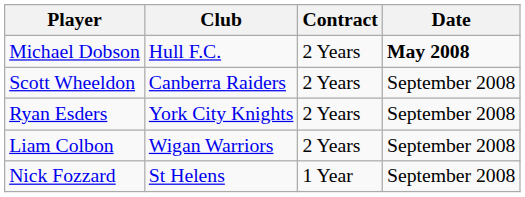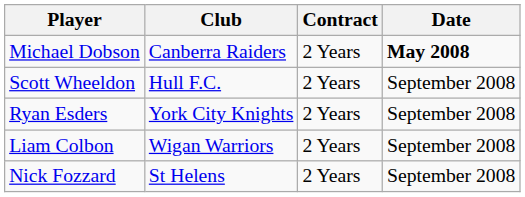(185, 51) Hull F.C. -> (217, 51) Canberra Raiders
(217, 82) Canberra Raiders -> (185, 82) Hull F.C.
(328, 176) 1 Year -> (331, 176) 2 Years
